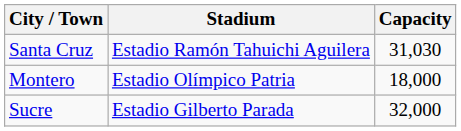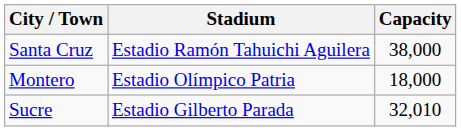(415, 49) 31,030 -> (415, 49) 38,000
(415, 110) 32,000 -> (415, 110) 32,010
